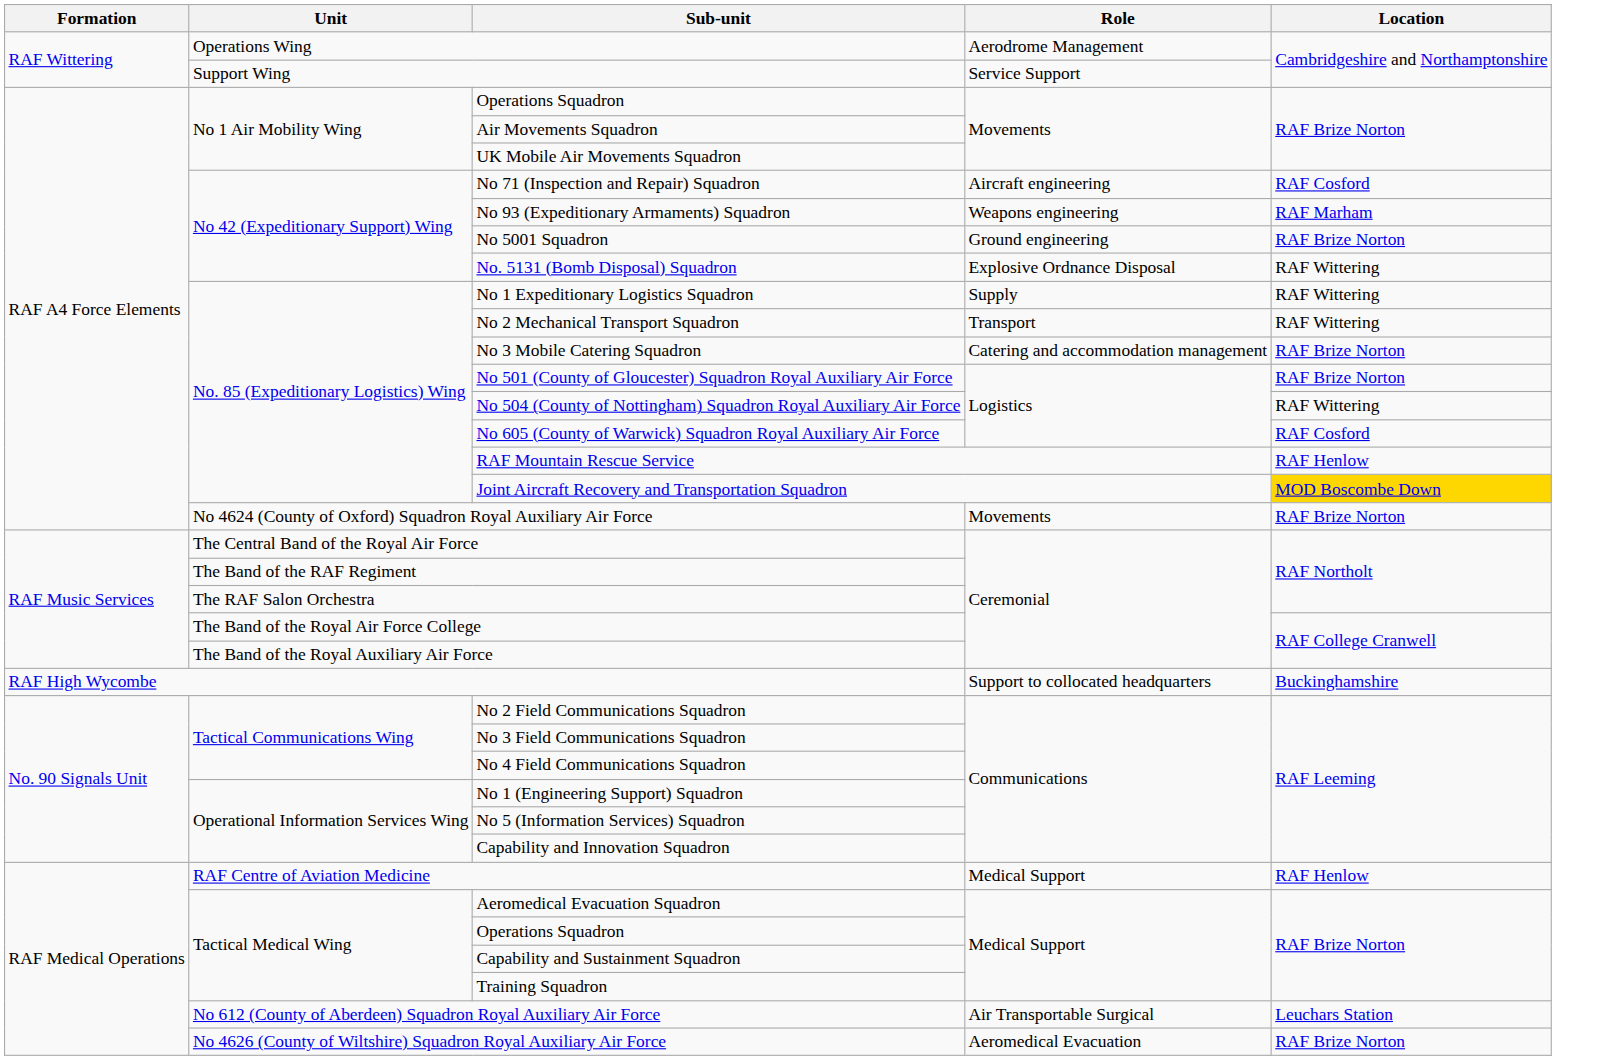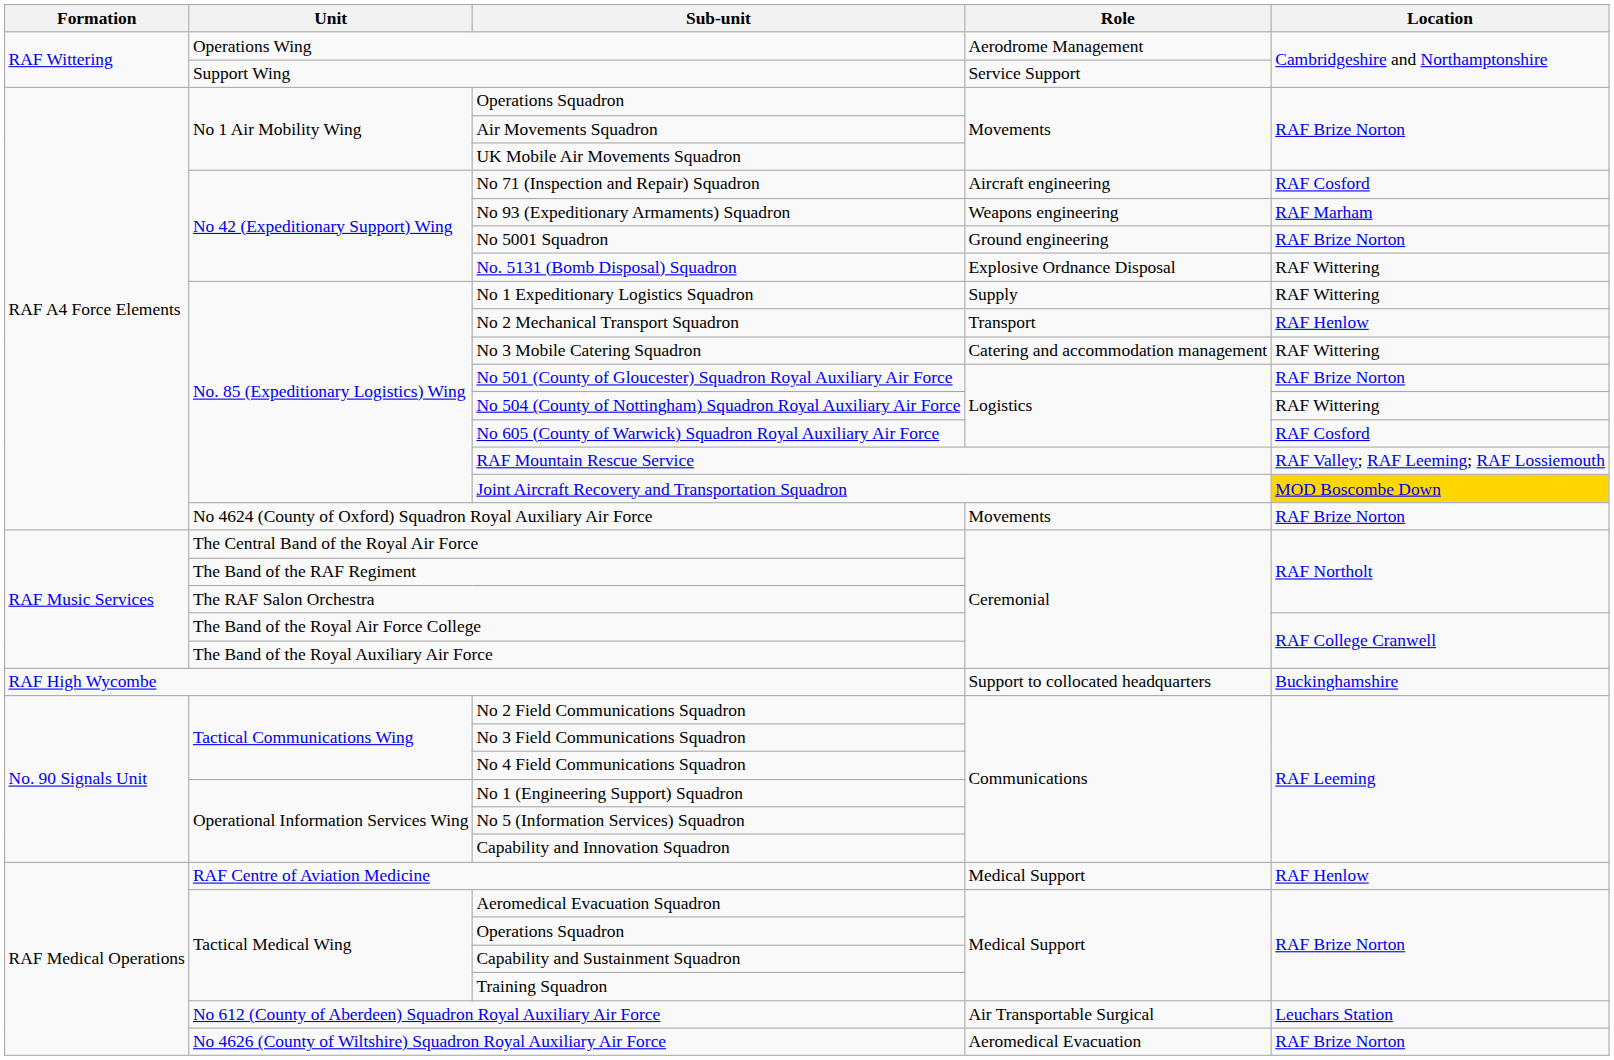(1327, 322) RAF Wittering -> (1322, 322) RAF Henlow
(1340, 350) RAF Brize Norton -> (1327, 350) RAF Wittering
(1322, 460) RAF Henlow -> (1440, 460) RAF Valley; RAF Leeming; RAF Lossiemouth
